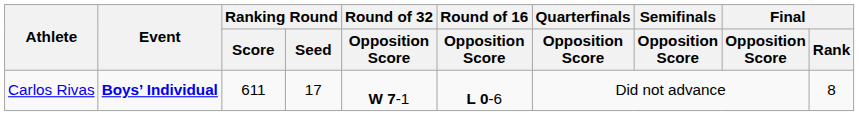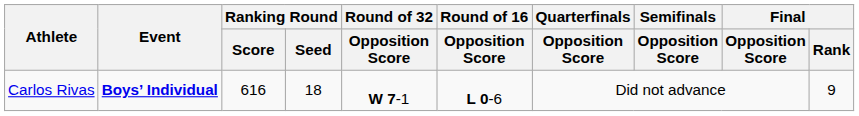(253, 91) 611 -> (253, 91) 616
(313, 91) 17 -> (313, 91) 18
(832, 91) 8 -> (832, 91) 9
